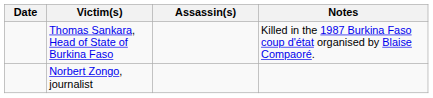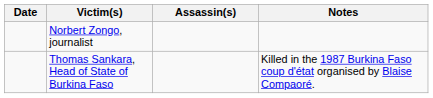rows swapped: (92, 42) <-> (86, 78)
